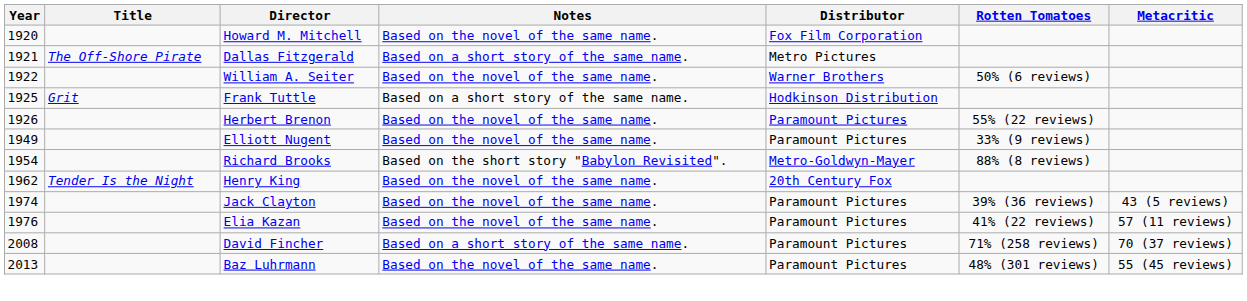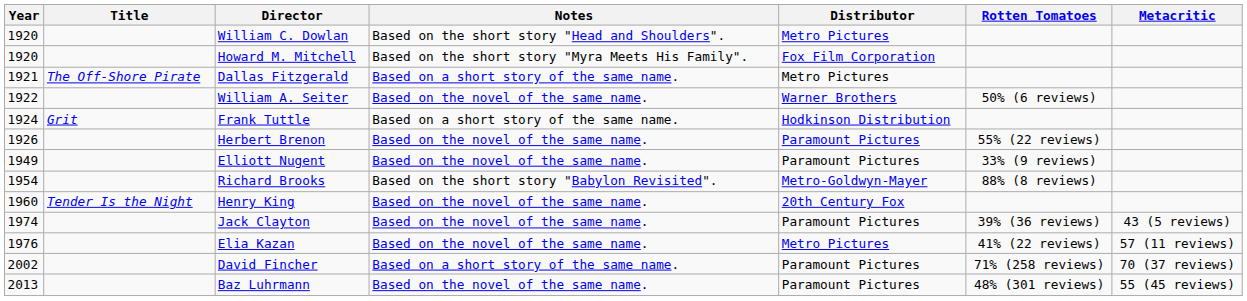+ row: (283, 36)
(520, 36) Based on the novel of the same name. -> (560, 56) Based on the short story "Myra Meets His Family".
(23, 98) 1925 -> (23, 119) 1924
(23, 181) 1962 -> (23, 202) 1960
(838, 223) Paramount Pictures -> (835, 243) Metro Pictures
(23, 243) 2008 -> (23, 264) 2002
